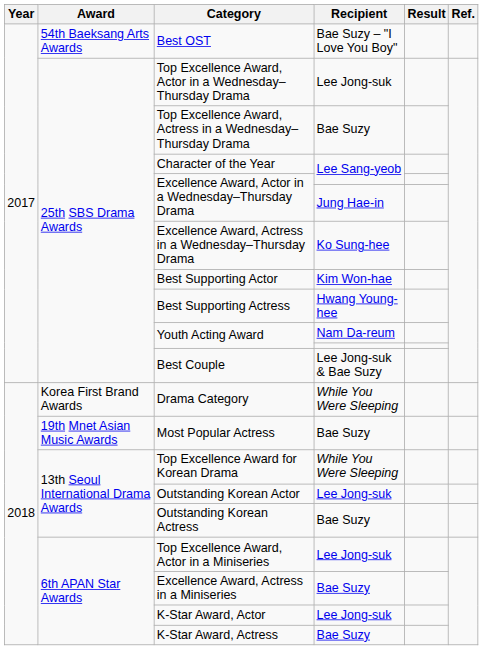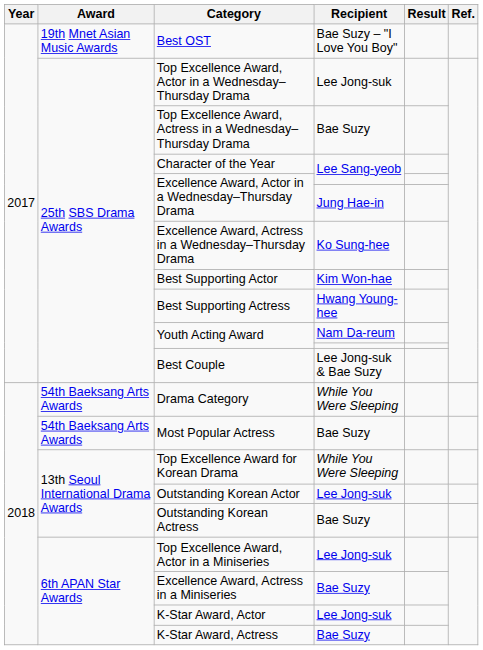(95, 41) 54th Baeksang Arts Awards -> (86, 41) 19th Mnet Asian Music Awards
(90, 399) Korea First Brand Awards -> (95, 399) 54th Baeksang Arts Awards
(86, 433) 19th Mnet Asian Music Awards -> (95, 433) 54th Baeksang Arts Awards
